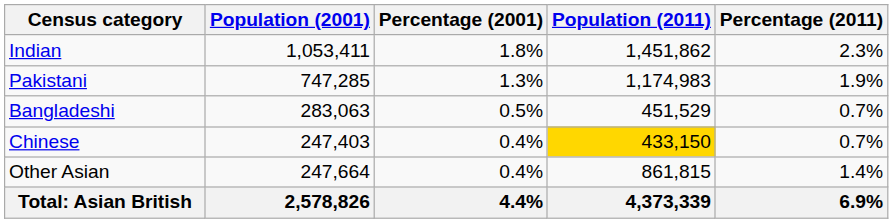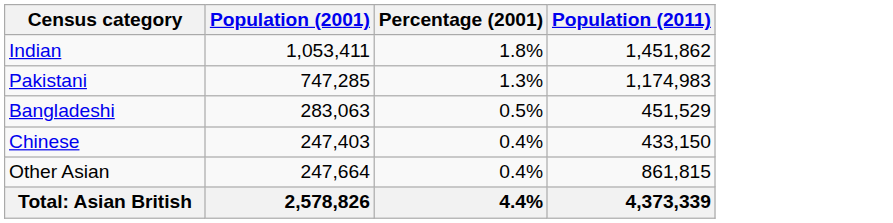- column: (801, 19)
(676, 141) gold background -> (676, 141) no background
